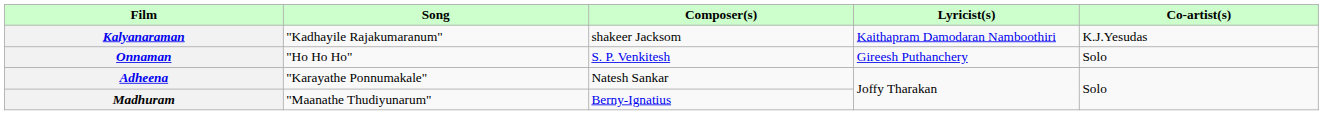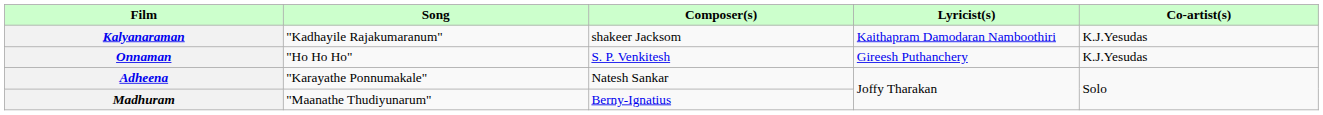(1095, 57) Solo -> (1115, 57) K.J.Yesudas
